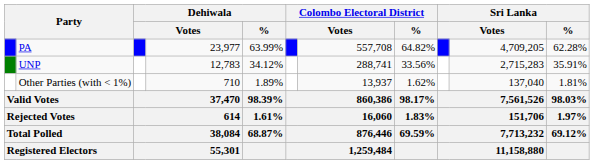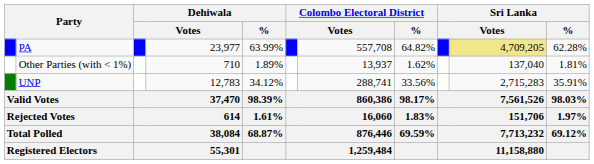(522, 47) no background -> (522, 47) khaki background
rows swapped: (30, 64) <-> (75, 82)
